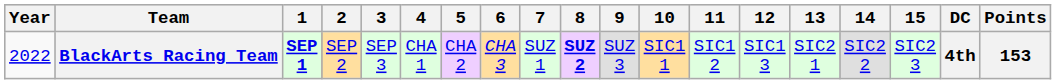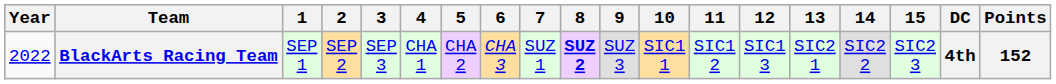(302, 55) bold -> (302, 55) normal
(1015, 55) 153 -> (1015, 55) 152
